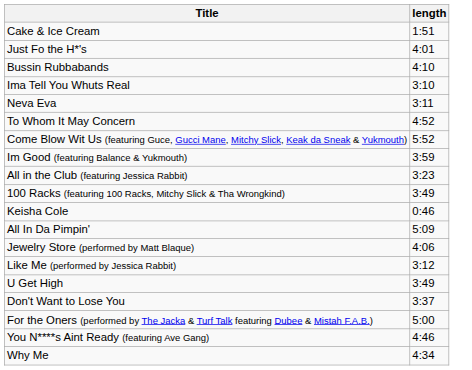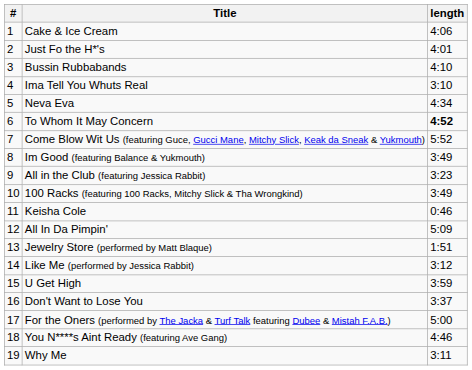+ column: (13, 13)
(423, 31) 1:51 -> (441, 31) 4:06
(423, 103) 3:11 -> (441, 103) 4:34
(423, 121) normal -> (442, 121) bold
(423, 157) 3:59 -> (441, 157) 3:49
(423, 247) 4:06 -> (441, 247) 1:51
(423, 283) 3:49 -> (441, 283) 3:59
(423, 355) 4:34 -> (441, 355) 3:11
